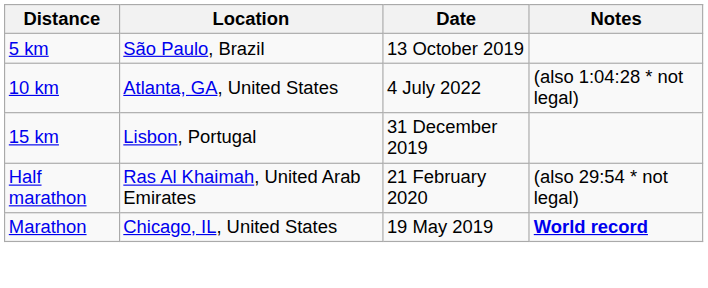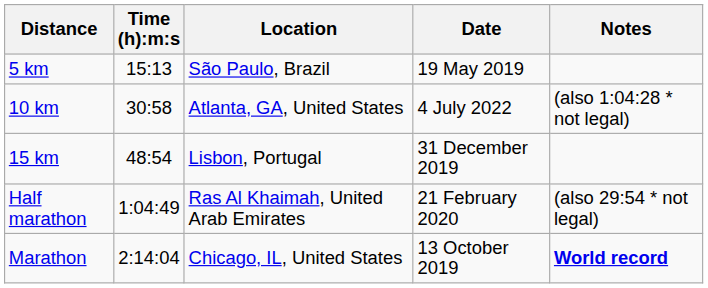+ column: (149, 29)
(455, 48) 13 October 2019 -> (471, 68) 19 May 2019
(440, 227) 19 May 2019 -> (463, 258) 13 October 2019
